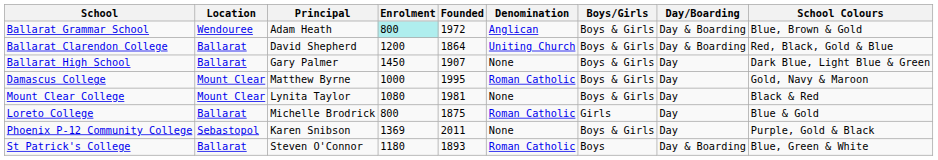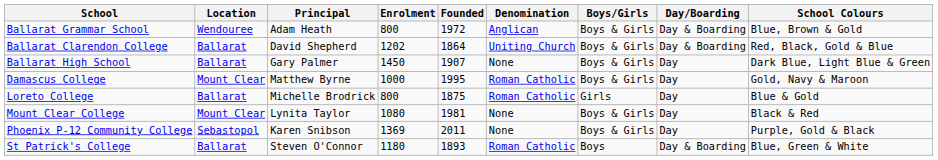(389, 30) paleturquoise background -> (389, 30) no background
(393, 46) 1200 -> (393, 46) 1202
rows swapped: (50, 113) <-> (66, 96)
